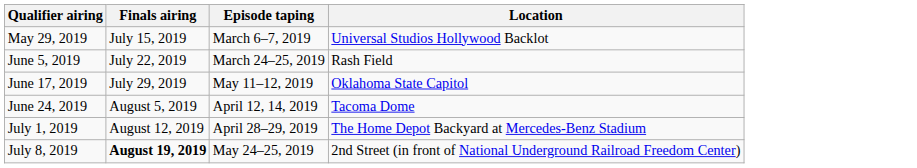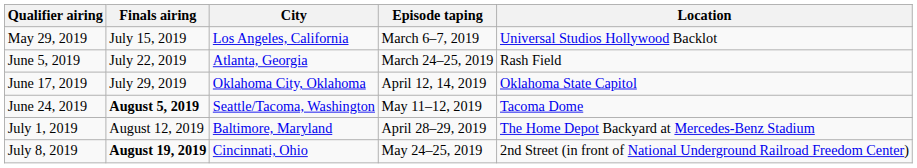+ column: (294, 15)
(263, 83) May 11–12, 2019 -> (434, 83) April 12, 14, 2019
(153, 106) normal -> (154, 106) bold
(265, 106) April 12, 14, 2019 -> (432, 106) May 11–12, 2019
